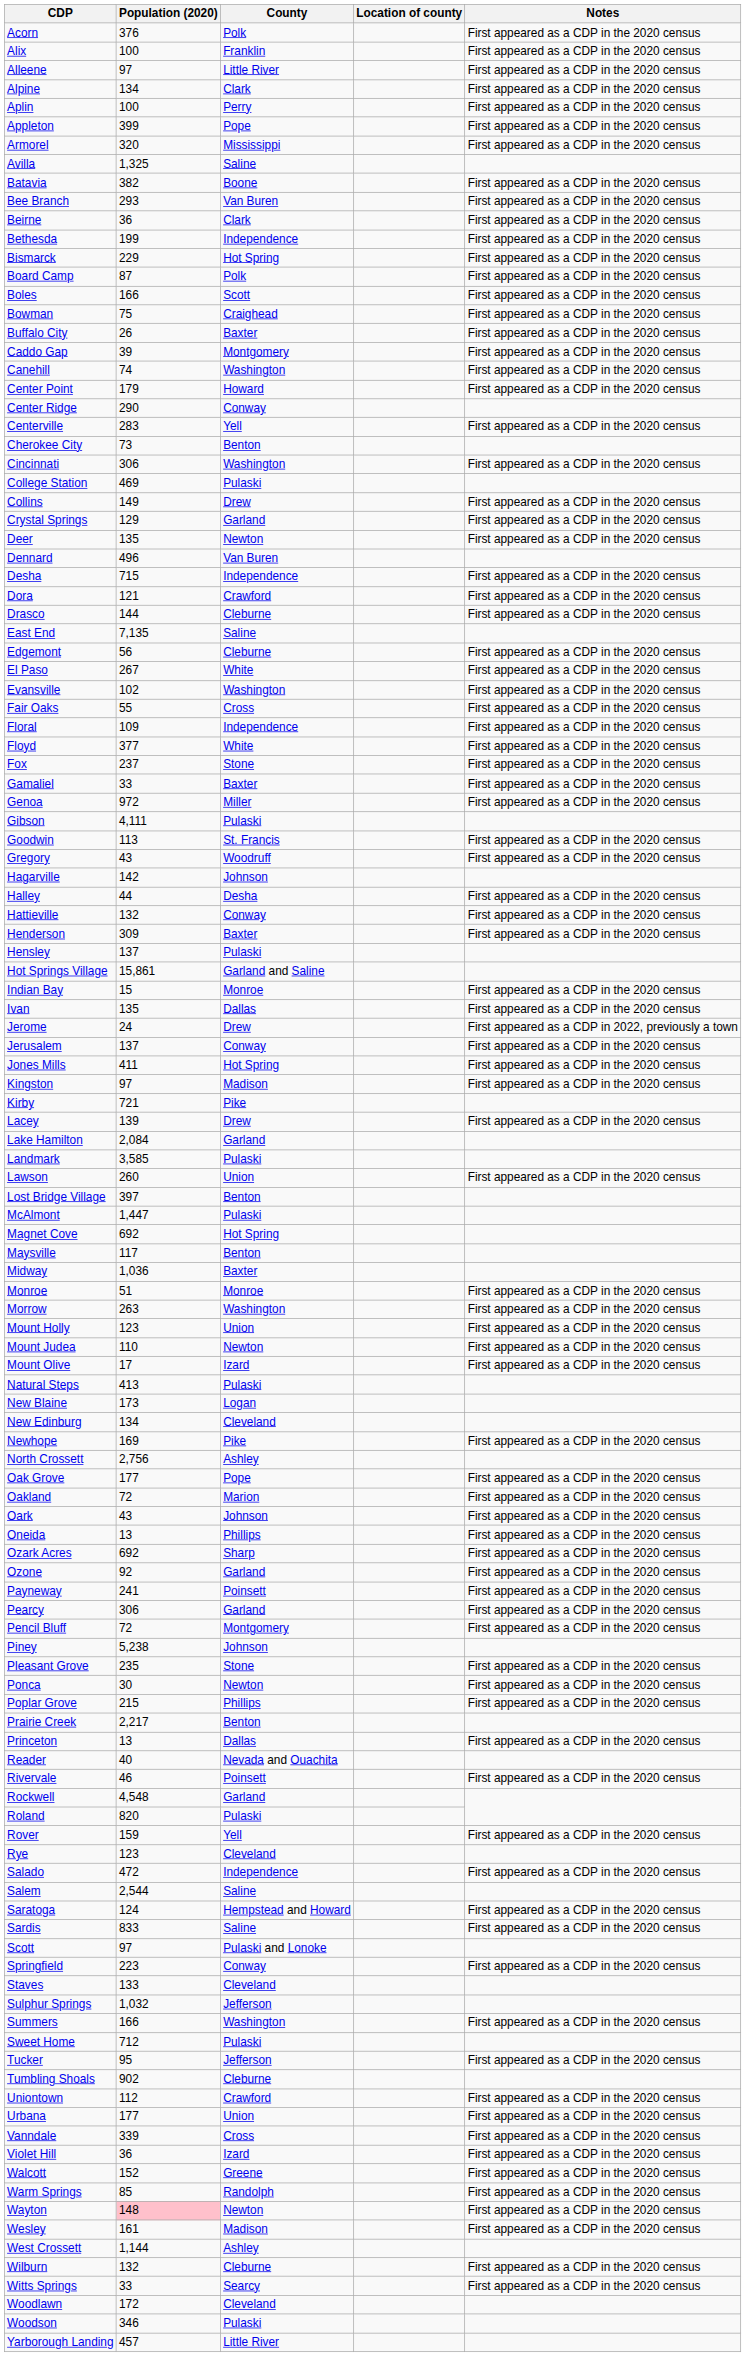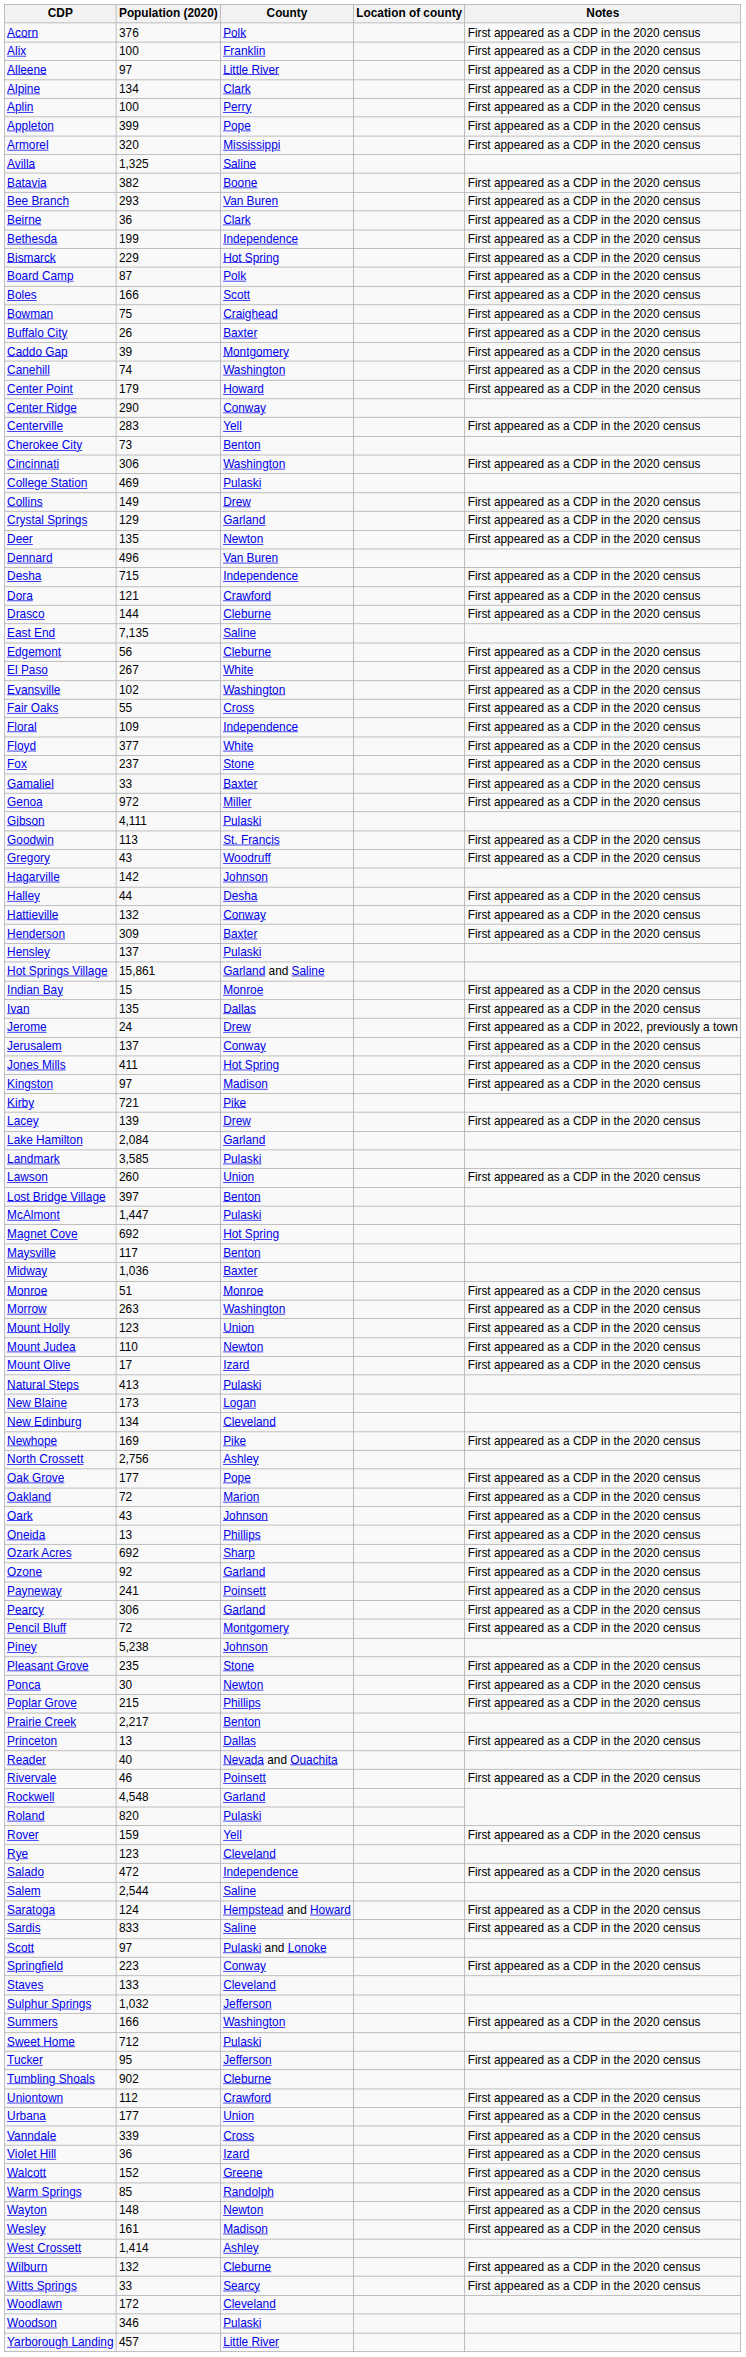(129, 2210) pink background -> (129, 2210) no background
(134, 2248) 1,144 -> (134, 2248) 1,414
